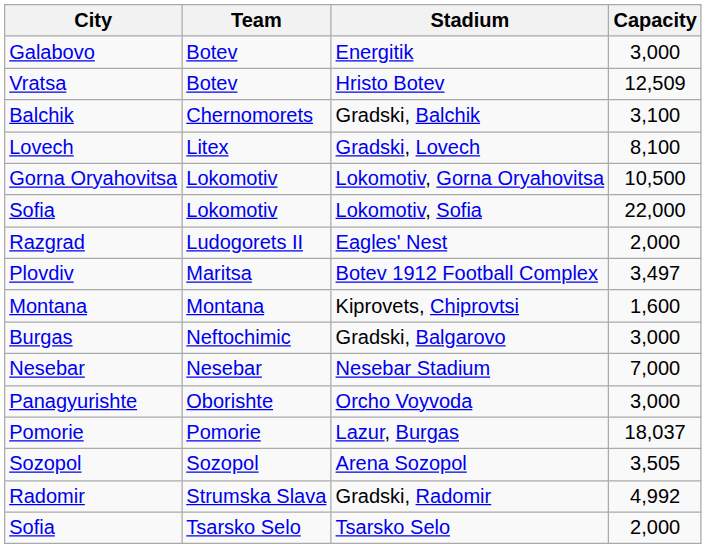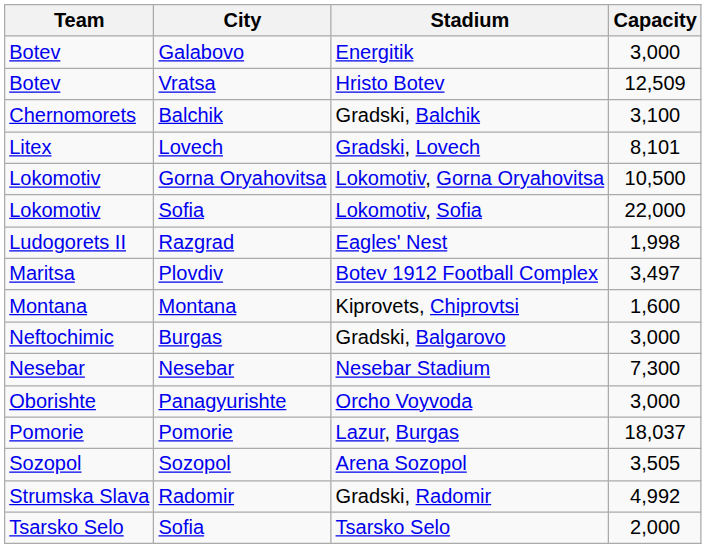columns swapped: (256, 20) <-> (93, 20)
(655, 147) 8,100 -> (655, 147) 8,101
(655, 242) 2,000 -> (655, 242) 1,998
(655, 369) 7,000 -> (655, 369) 7,300
